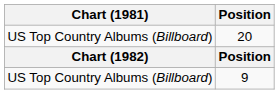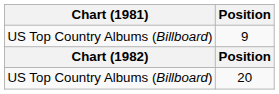rows swapped: (245, 78) <-> (245, 36)
